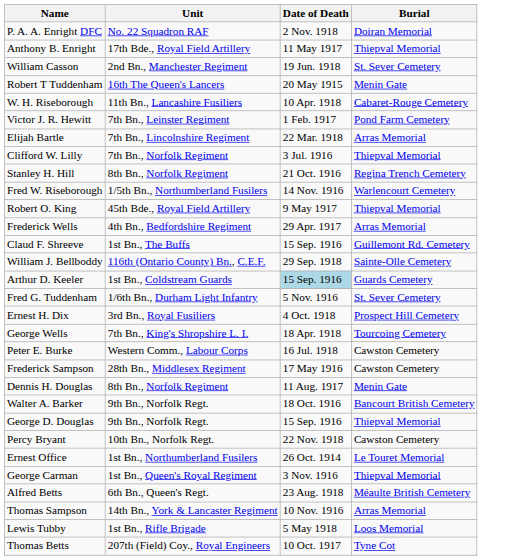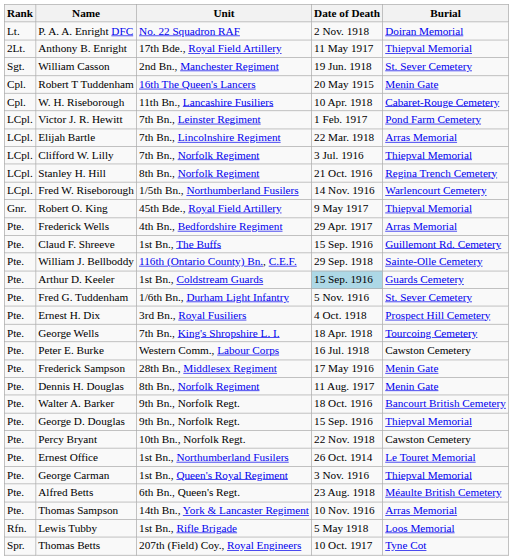+ column: (20, 13)
(397, 368) Cawston Cemetery -> (412, 368) Menin Gate
